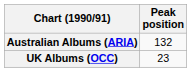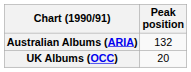(163, 59) 23 -> (163, 59) 20
